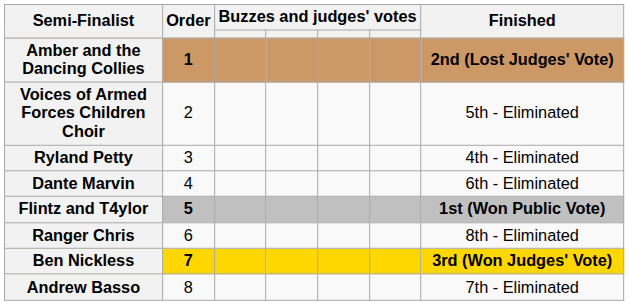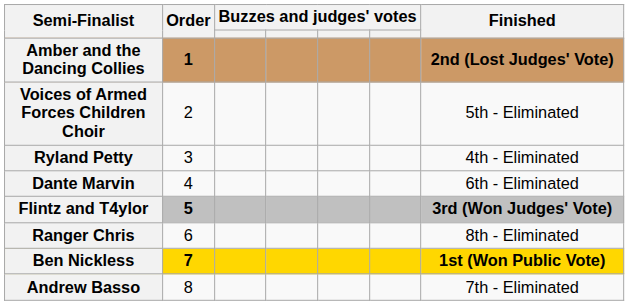(522, 209) 1st (Won Public Vote) -> (522, 209) 3rd (Won Judges' Vote)
(522, 261) 3rd (Won Judges' Vote) -> (522, 261) 1st (Won Public Vote)
